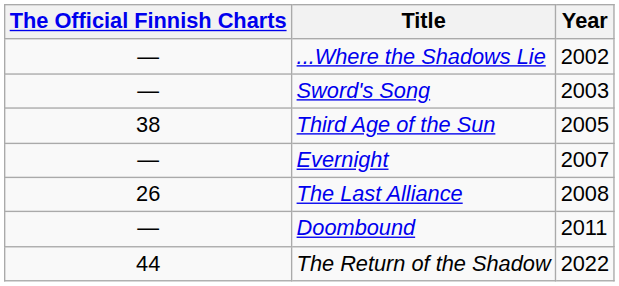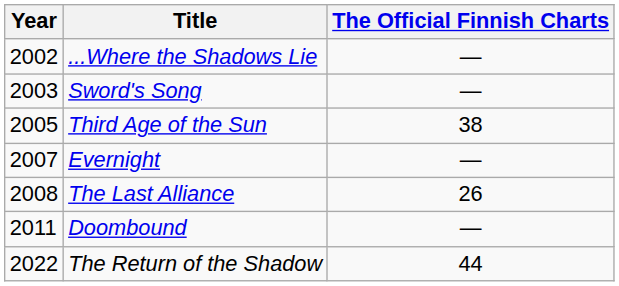columns swapped: (585, 21) <-> (148, 21)
